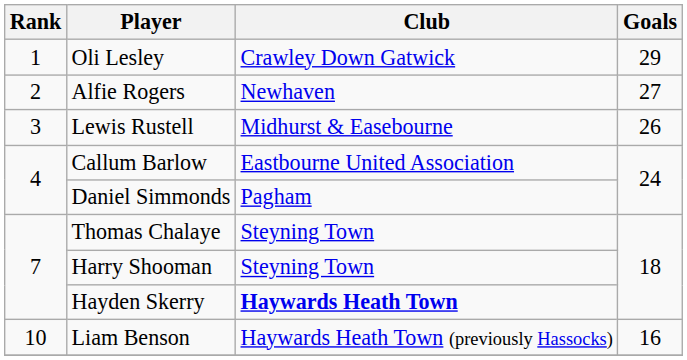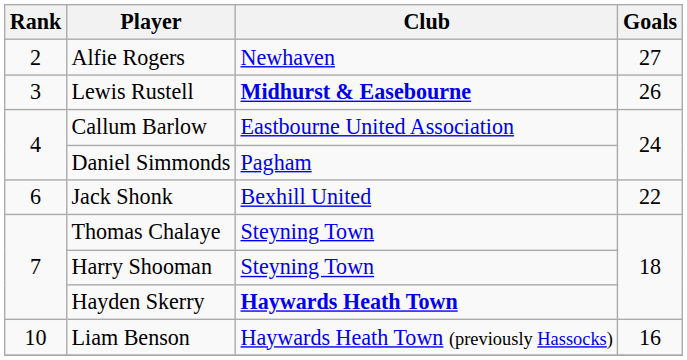- row: (118, 57)
(347, 127) normal -> (356, 92) bold
+ row: (122, 197)
